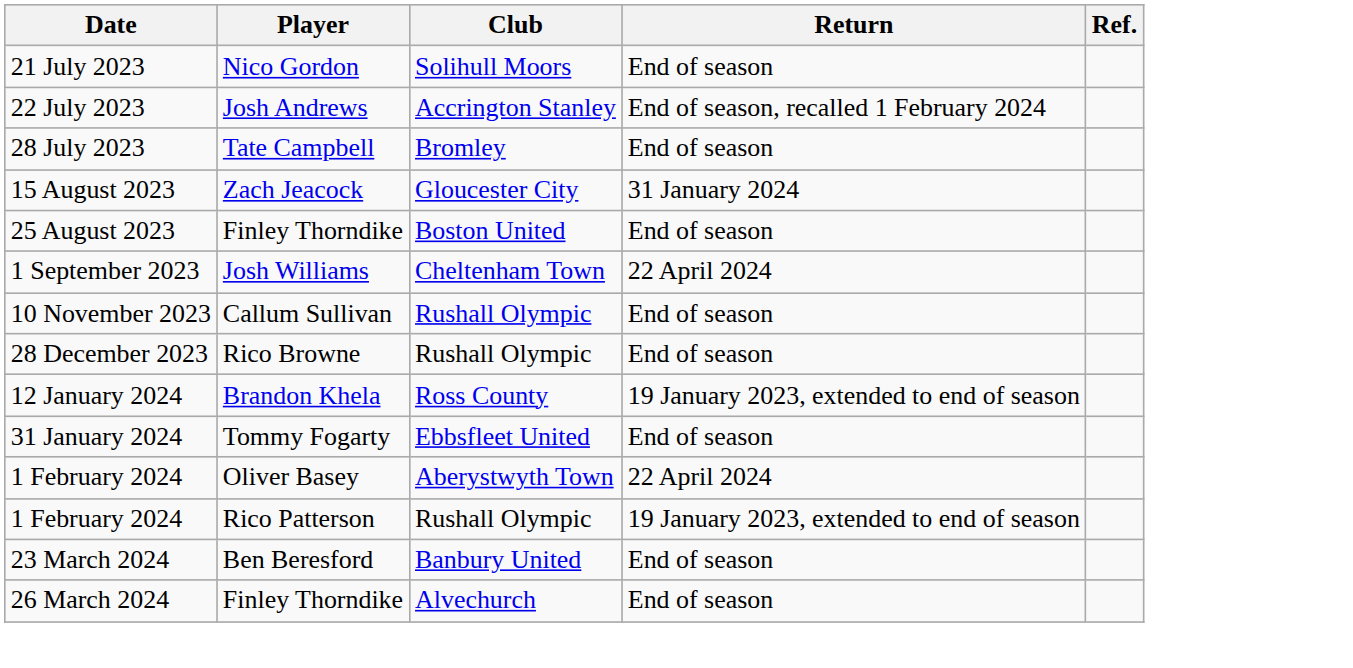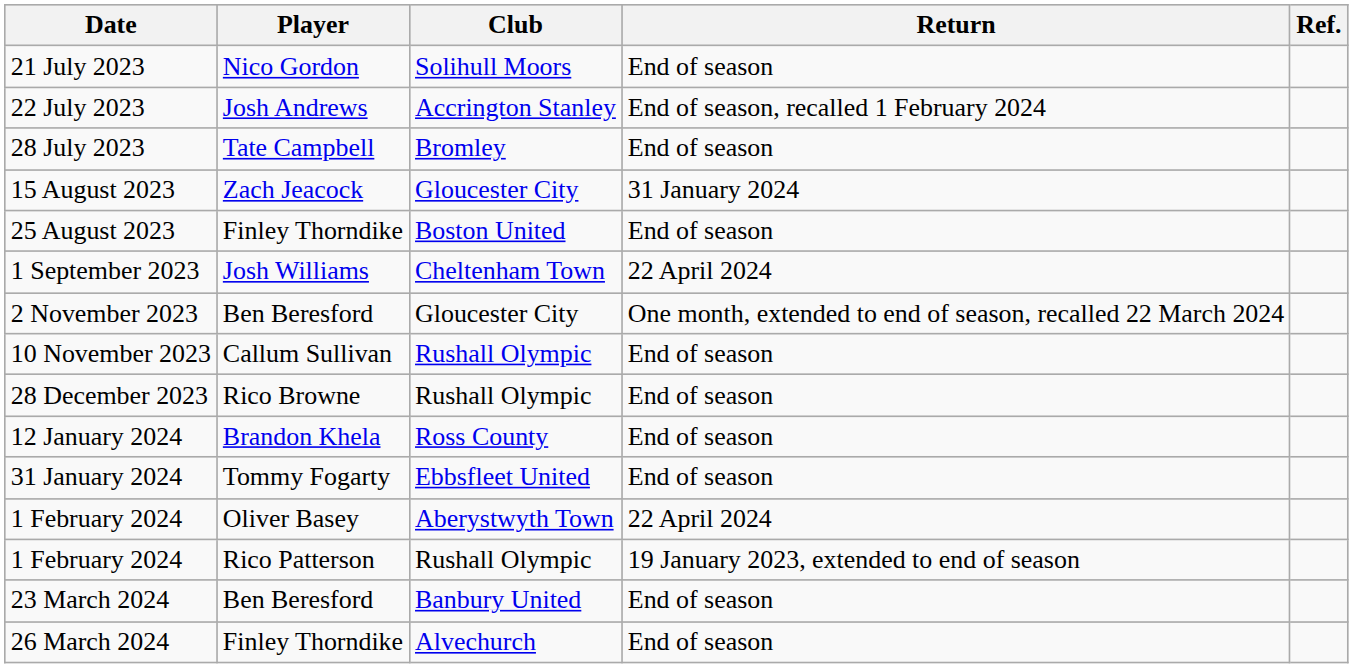+ row: (104, 312)
(854, 395) 19 January 2023, extended to end of season -> (701, 436) End of season
